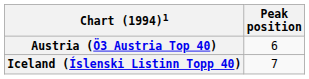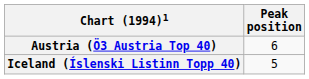(274, 64) 7 -> (274, 64) 5
